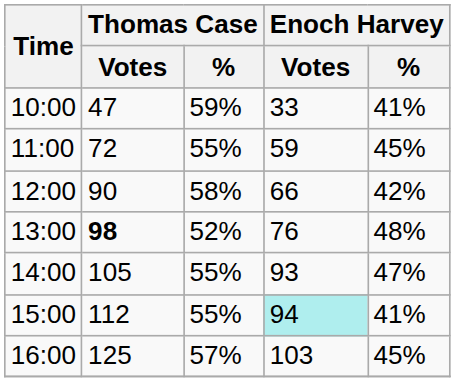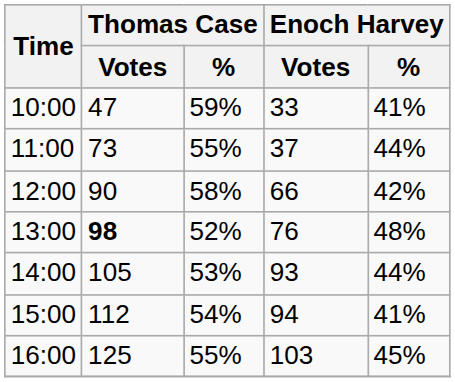(103, 149) 72 -> (103, 149) 73
(284, 149) 59 -> (284, 149) 37
(400, 149) 45% -> (400, 149) 44%
(216, 273) 55% -> (216, 273) 53%
(400, 273) 47% -> (400, 273) 44%
(216, 314) 55% -> (216, 314) 54%
(284, 314) paleturquoise background -> (284, 314) no background
(216, 356) 57% -> (216, 356) 55%
